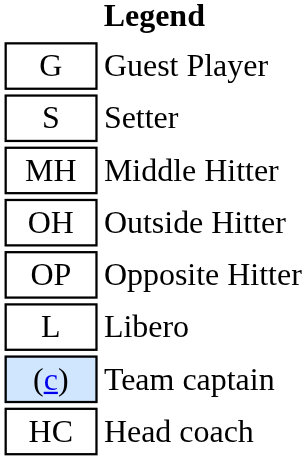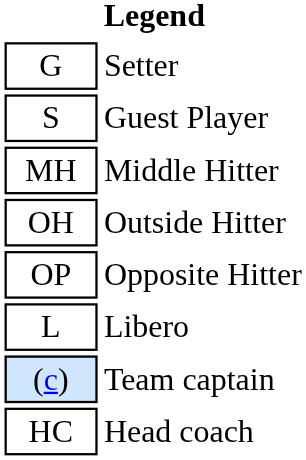(186, 65) Guest Player -> (141, 65) Setter
(141, 117) Setter -> (186, 117) Guest Player
